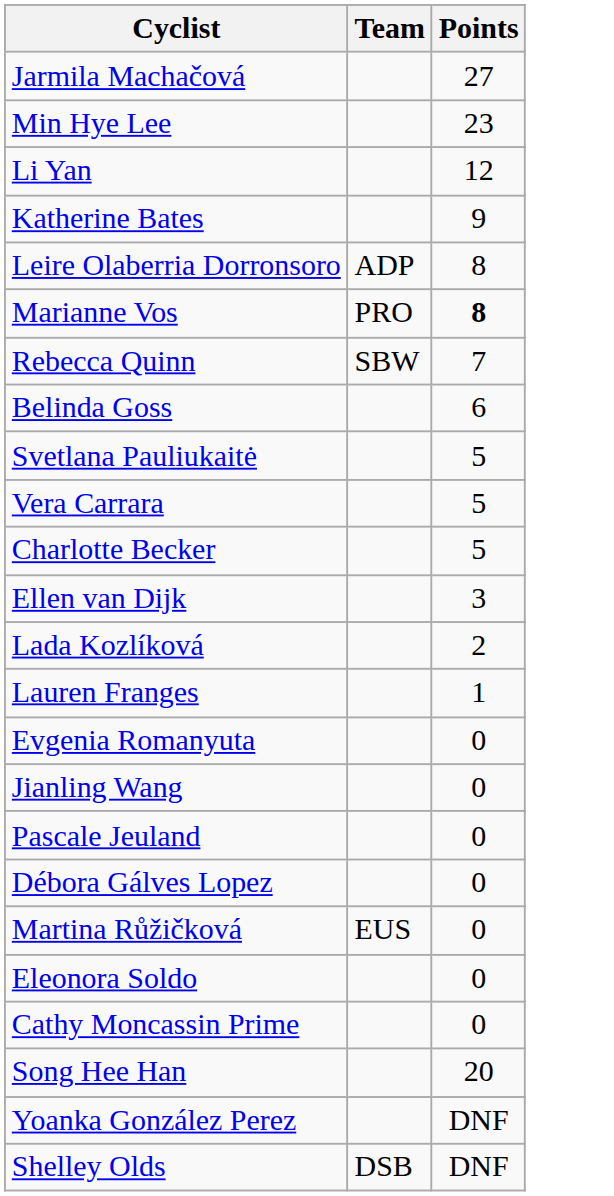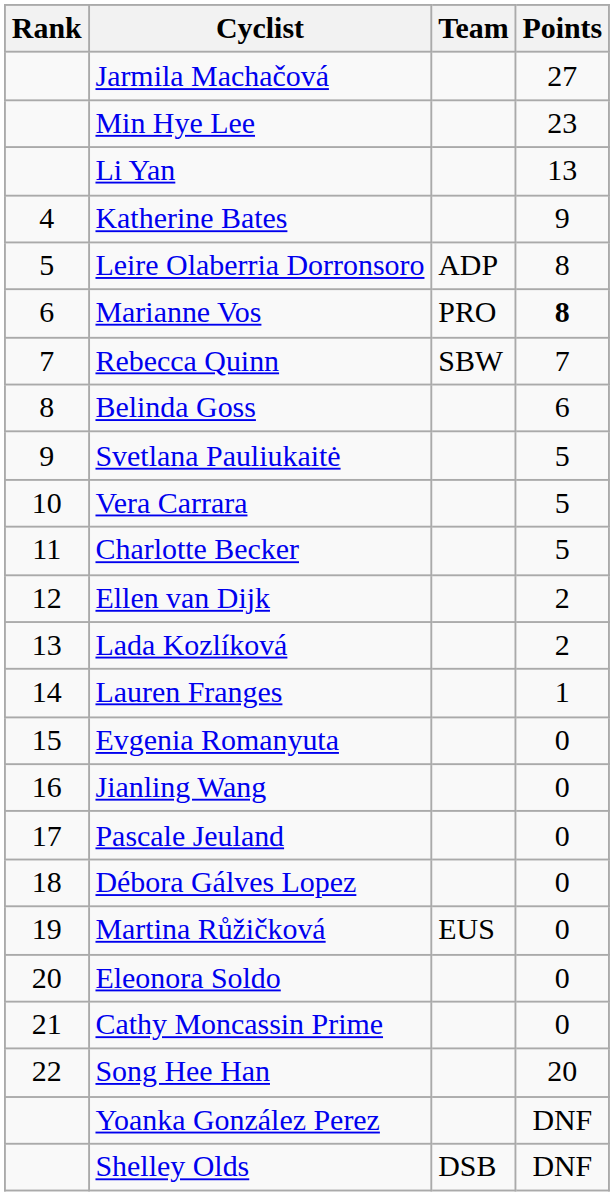+ column: (47, 28)
(479, 170) 12 -> (562, 170) 13
(479, 597) 3 -> (562, 597) 2
